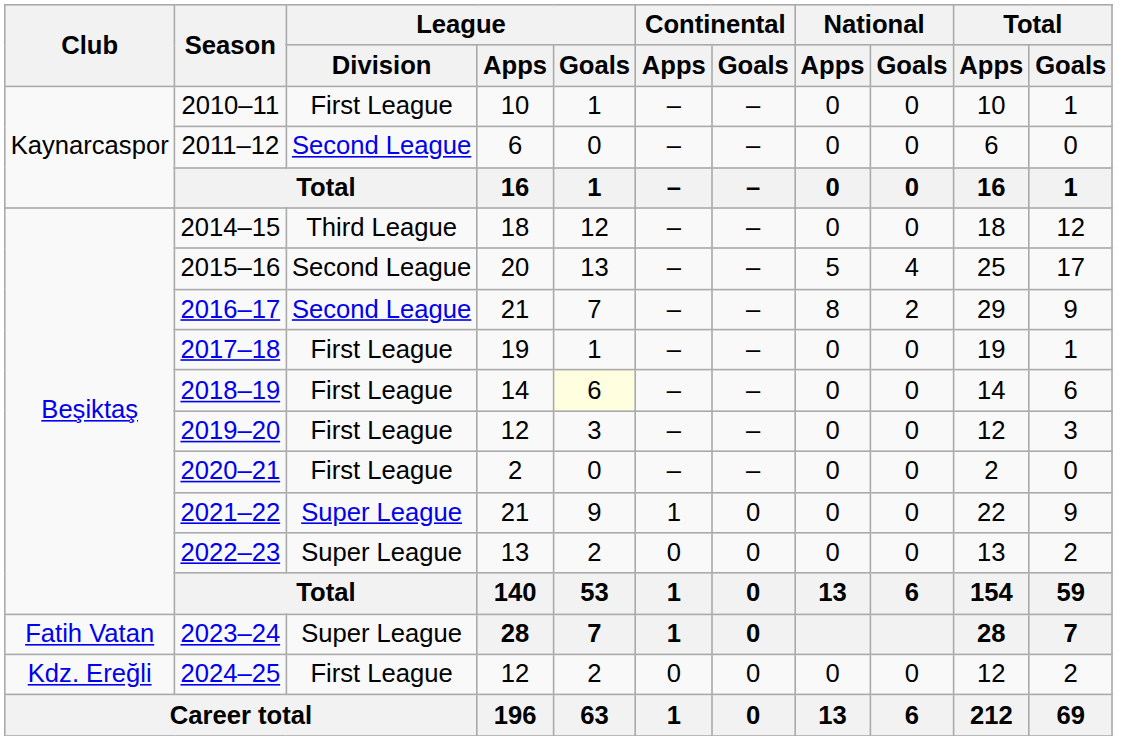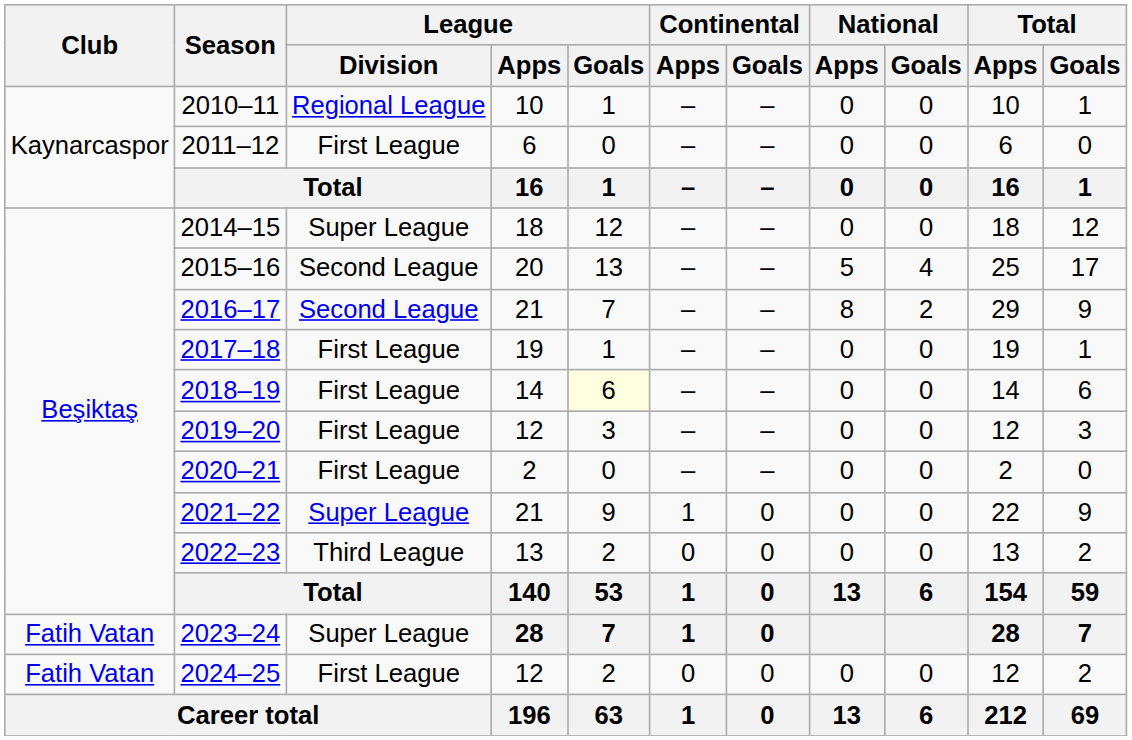(382, 106) First League -> (389, 106) Regional League
(382, 146) Second League -> (389, 146) First League
(382, 227) Third League -> (389, 227) Super League
(382, 552) Super League -> (389, 552) Third League
(90, 674) Kdz. Ereğli -> (90, 674) Fatih Vatan
